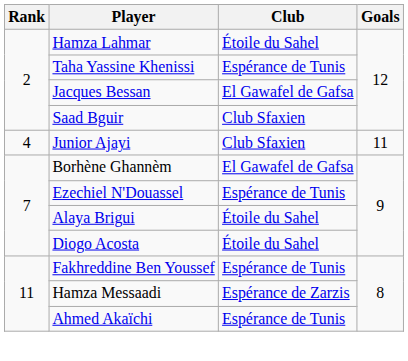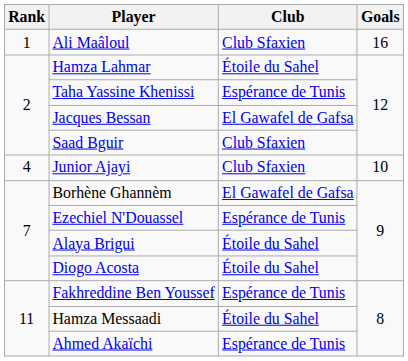+ row: (91, 42)
(380, 142) 11 -> (380, 167) 10
(286, 293) Espérance de Zarzis -> (270, 318) Étoile du Sahel
